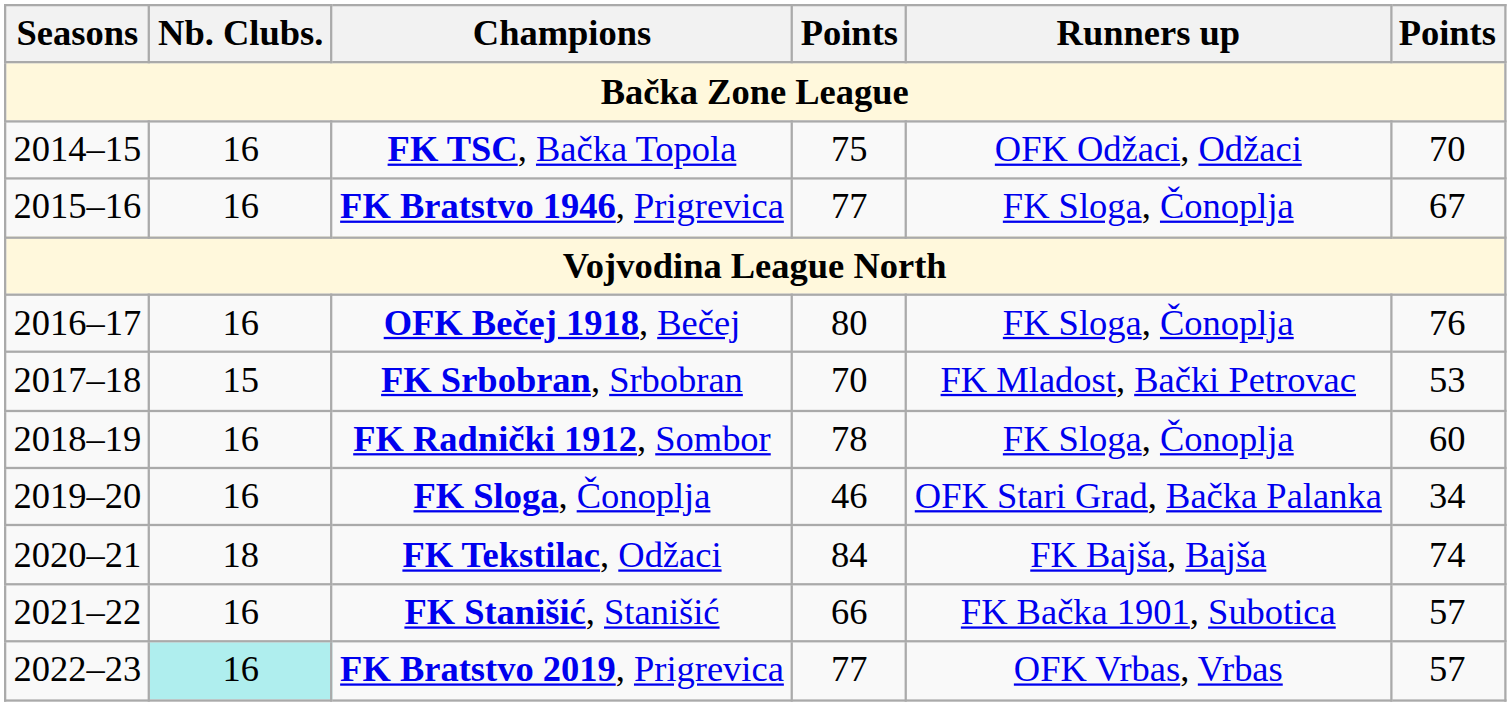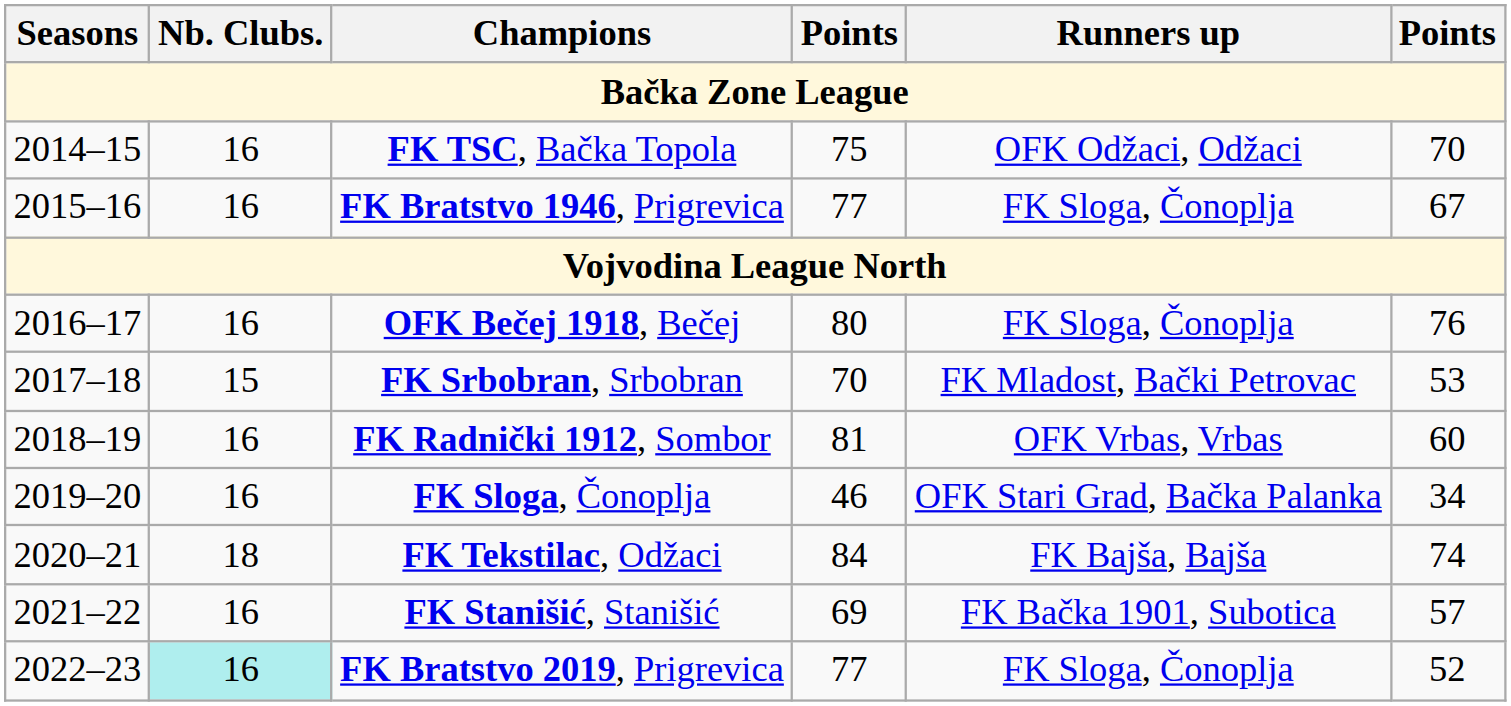(849, 438) 78 -> (849, 438) 81
(1148, 438) FK Sloga, Čonoplja -> (1148, 438) OFK Vrbas, Vrbas
(849, 611) 66 -> (849, 611) 69
(1148, 669) OFK Vrbas, Vrbas -> (1148, 669) FK Sloga, Čonoplja
(1447, 669) 57 -> (1447, 669) 52
